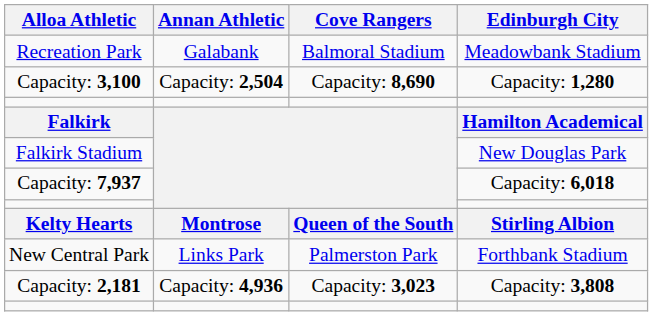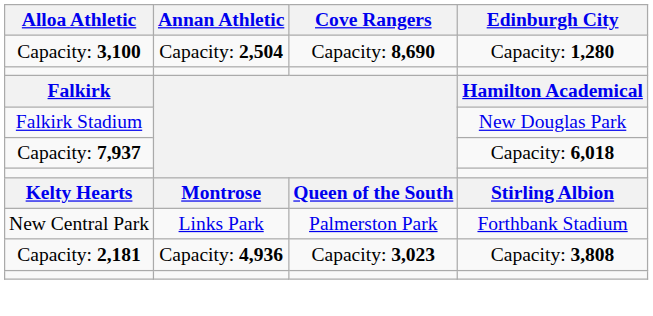- row: (79, 50)
